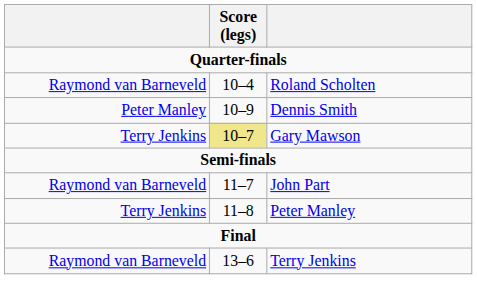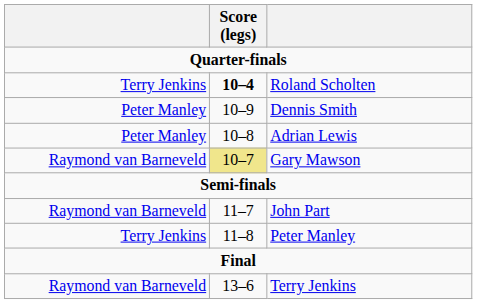(127, 85) Raymond van Barneveld -> (163, 85) Terry Jenkins
(238, 85) normal -> (238, 85) bold
+ row: (314, 135)
(163, 135) Terry Jenkins -> (127, 160) Raymond van Barneveld
